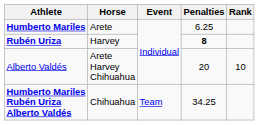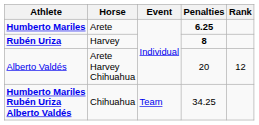(204, 27) normal -> (204, 27) bold
(240, 67) 10 -> (240, 67) 12
